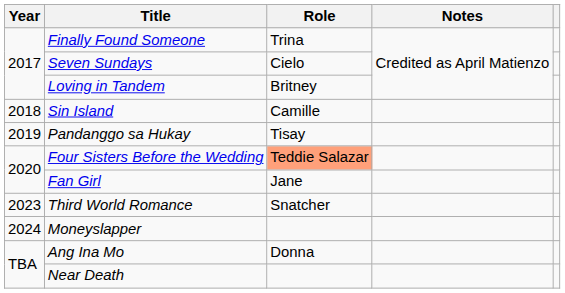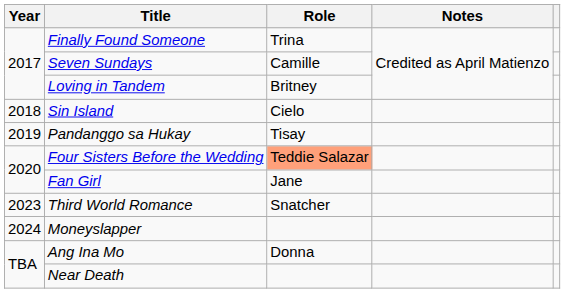(287, 63) Cielo -> (295, 63) Camille
(295, 110) Camille -> (287, 110) Cielo
